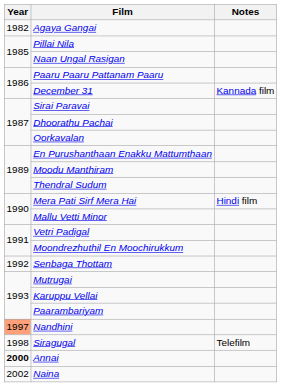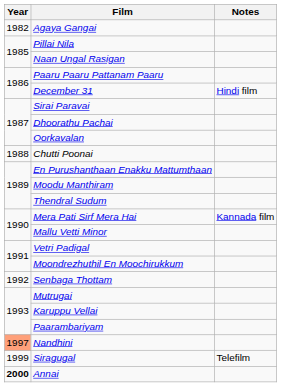(245, 91) Kannada film -> (237, 91) Hindi film
+ row: (63, 153)
(237, 201) Hindi film -> (245, 216) Kannada film
(18, 342) 1998 -> (18, 358) 1999
- row: (46, 374)
